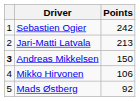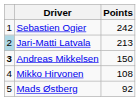(9, 43) no background -> (9, 43) lightblue background
(125, 74) 106 -> (125, 74) 108
